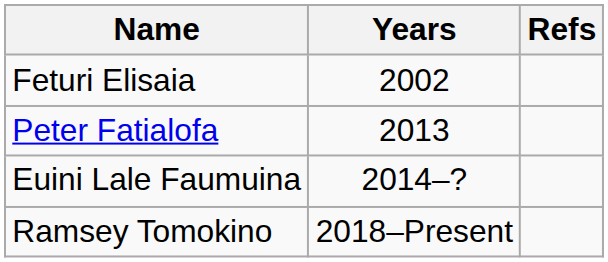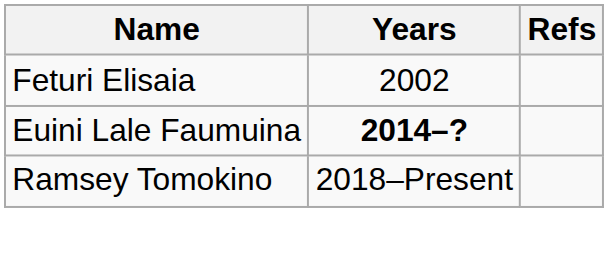- row: (115, 130)
(414, 180) normal -> (414, 130) bold
